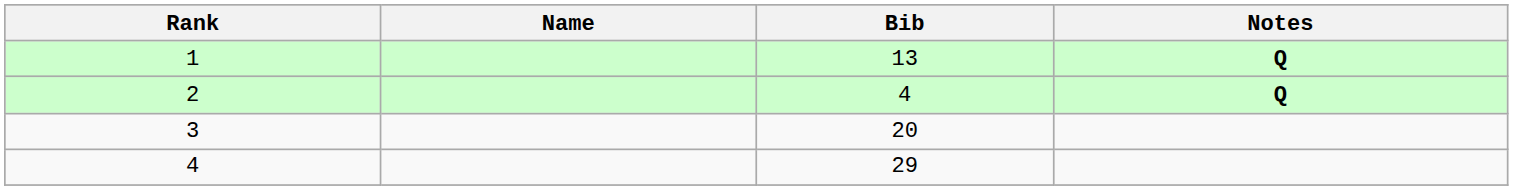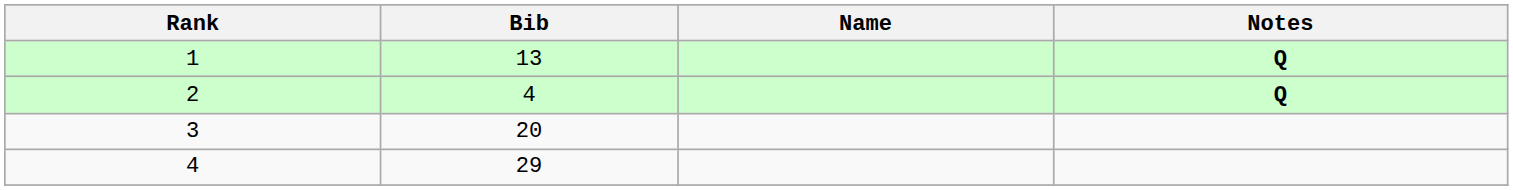columns swapped: (905, 23) <-> (568, 23)
